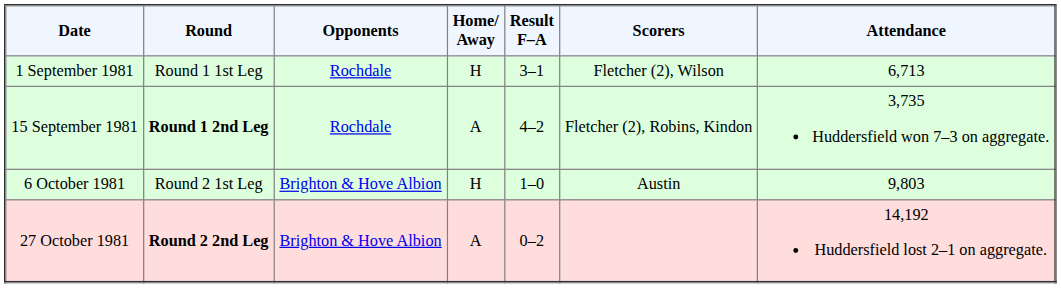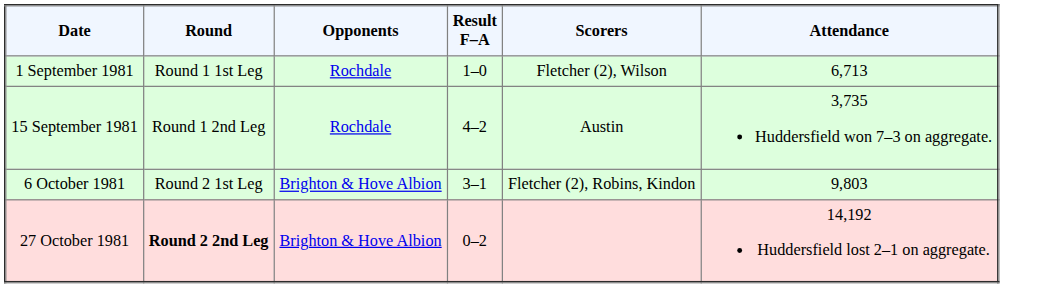- column: (476, 30)
(532, 70) 3–1 -> (475, 70) 1–0
(209, 127) bold -> (209, 127) normal
(659, 127) Fletcher (2), Robins, Kindon -> (602, 127) Austin
(532, 184) 1–0 -> (475, 184) 3–1
(659, 184) Austin -> (602, 184) Fletcher (2), Robins, Kindon
